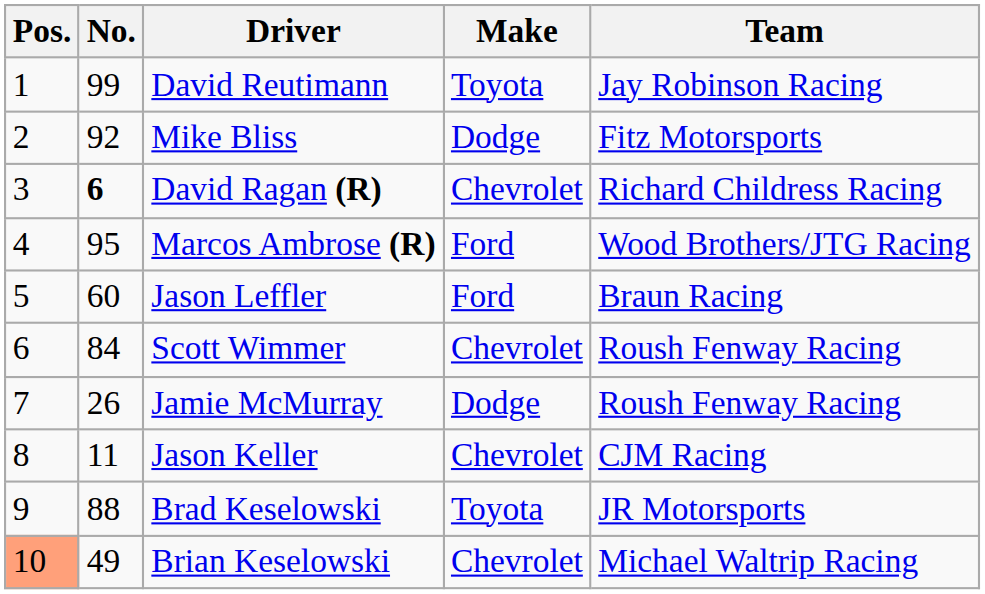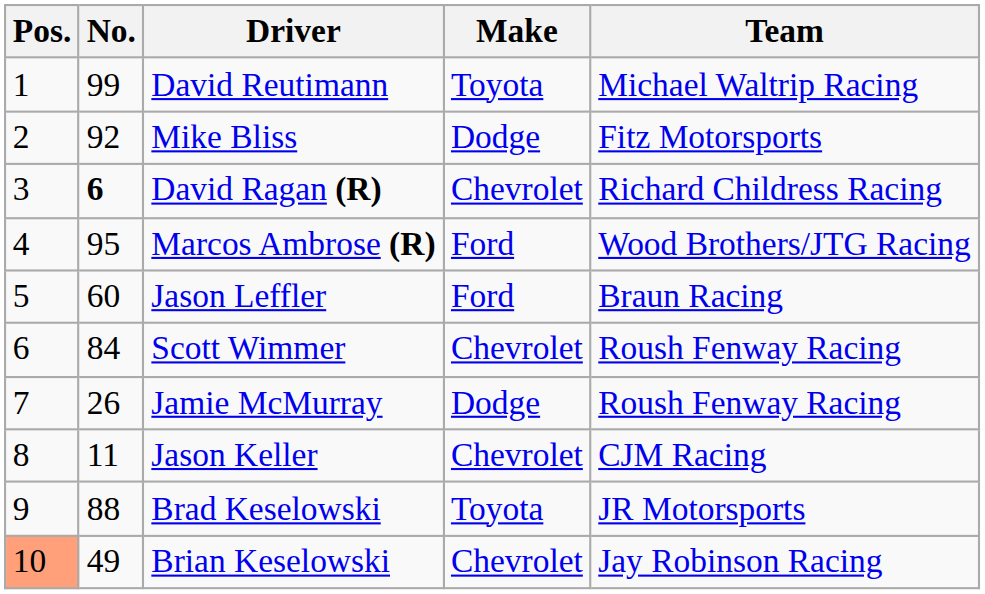(740, 84) Jay Robinson Racing -> (758, 84) Michael Waltrip Racing
(758, 561) Michael Waltrip Racing -> (740, 561) Jay Robinson Racing
